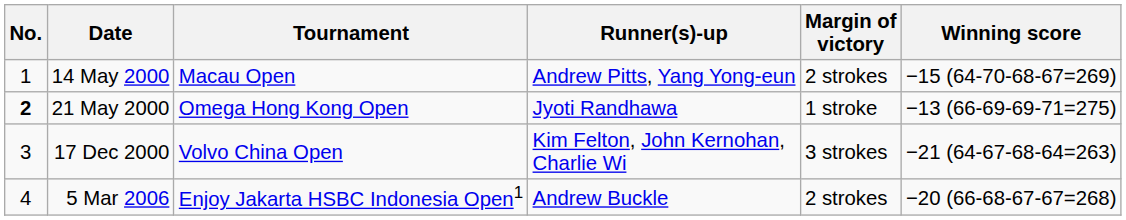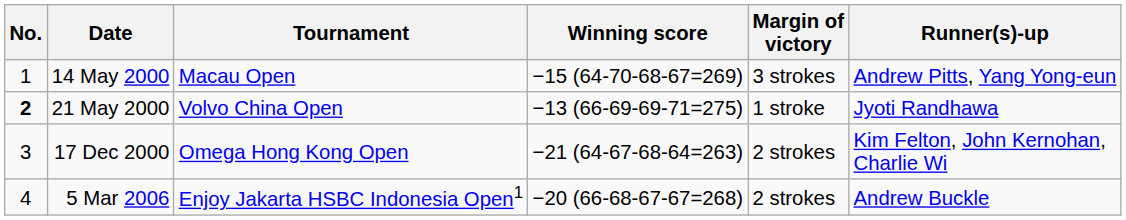columns swapped: (1011, 32) <-> (664, 32)
(846, 76) 2 strokes -> (794, 76) 3 strokes
(294, 108) Omega Hong Kong Open -> (261, 108) Volvo China Open
(261, 152) Volvo China Open -> (294, 152) Omega Hong Kong Open
(846, 152) 3 strokes -> (794, 152) 2 strokes
